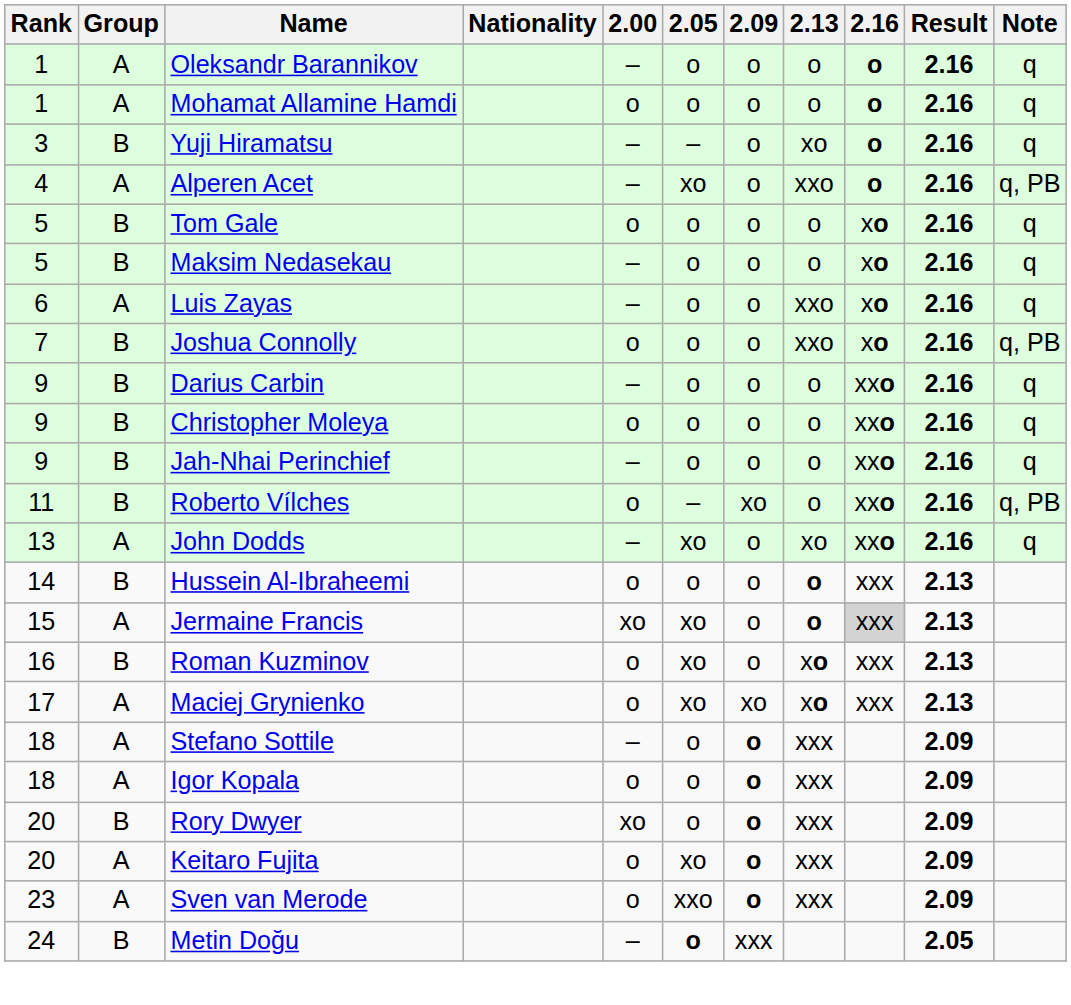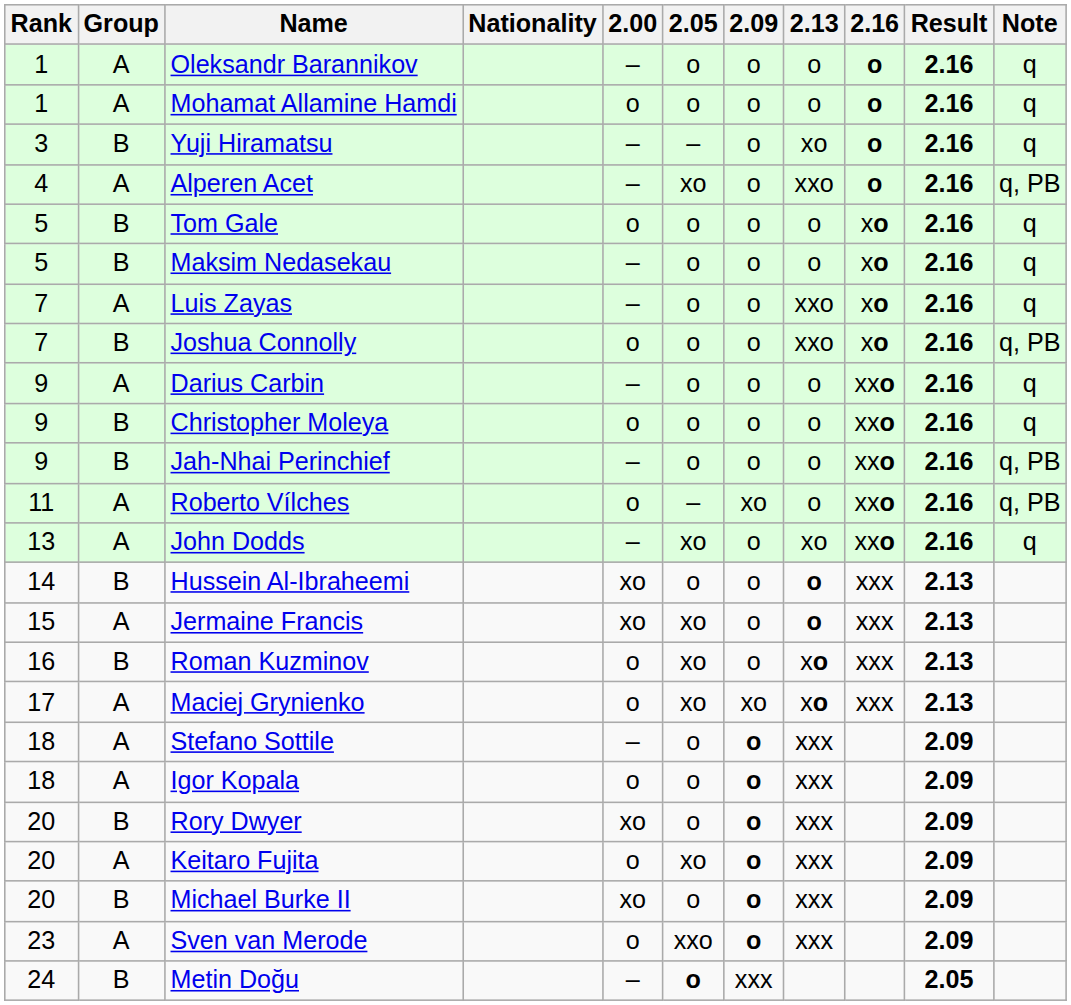(41, 303) 6 -> (41, 303) 7
(121, 382) B -> (121, 382) A
(1030, 462) q -> (1030, 462) q, PB
(121, 502) B -> (121, 502) A
(633, 582) o -> (633, 582) xo
(875, 622) lightgrey background -> (875, 622) no background
+ row: (261, 900)
